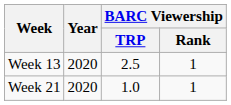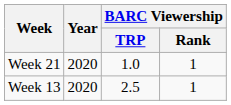rows swapped: (34, 64) <-> (34, 87)
